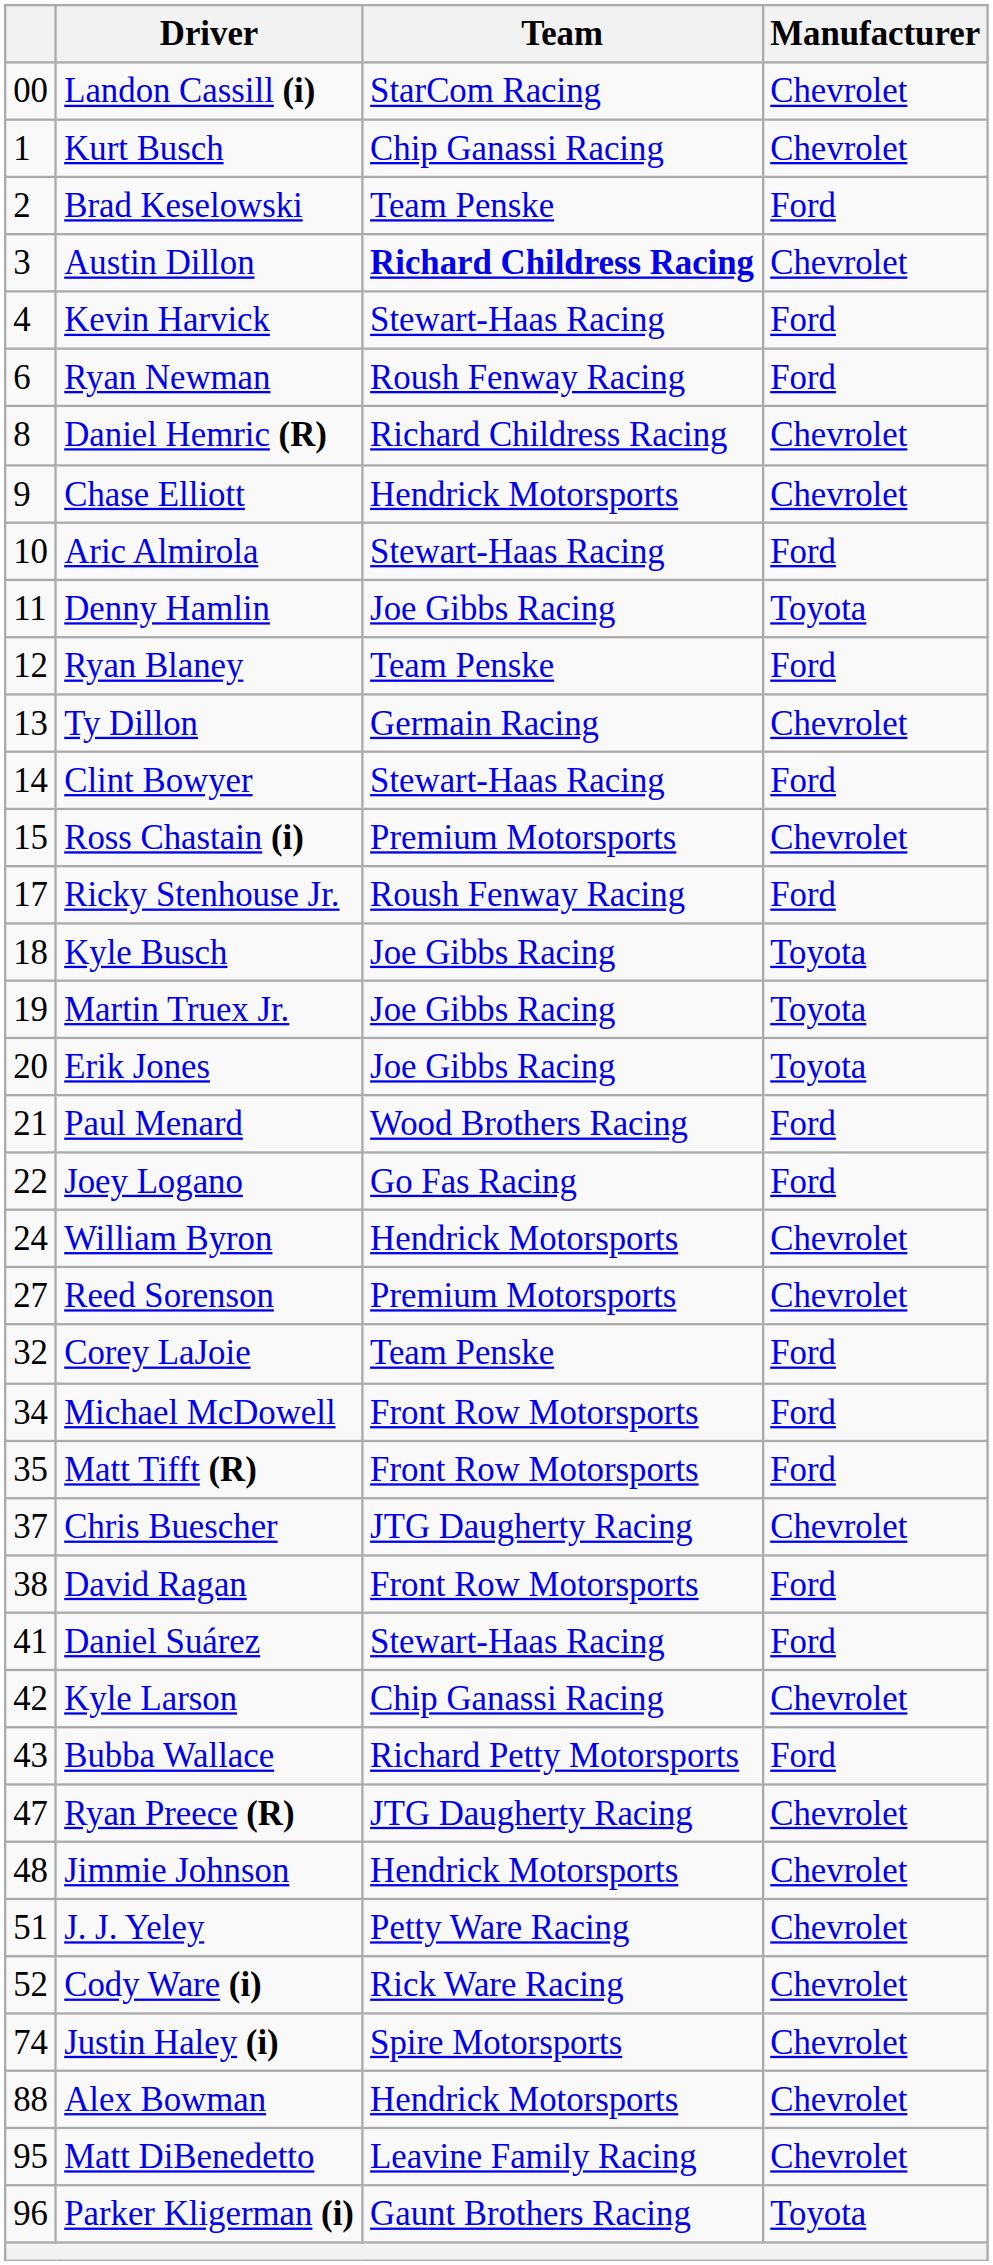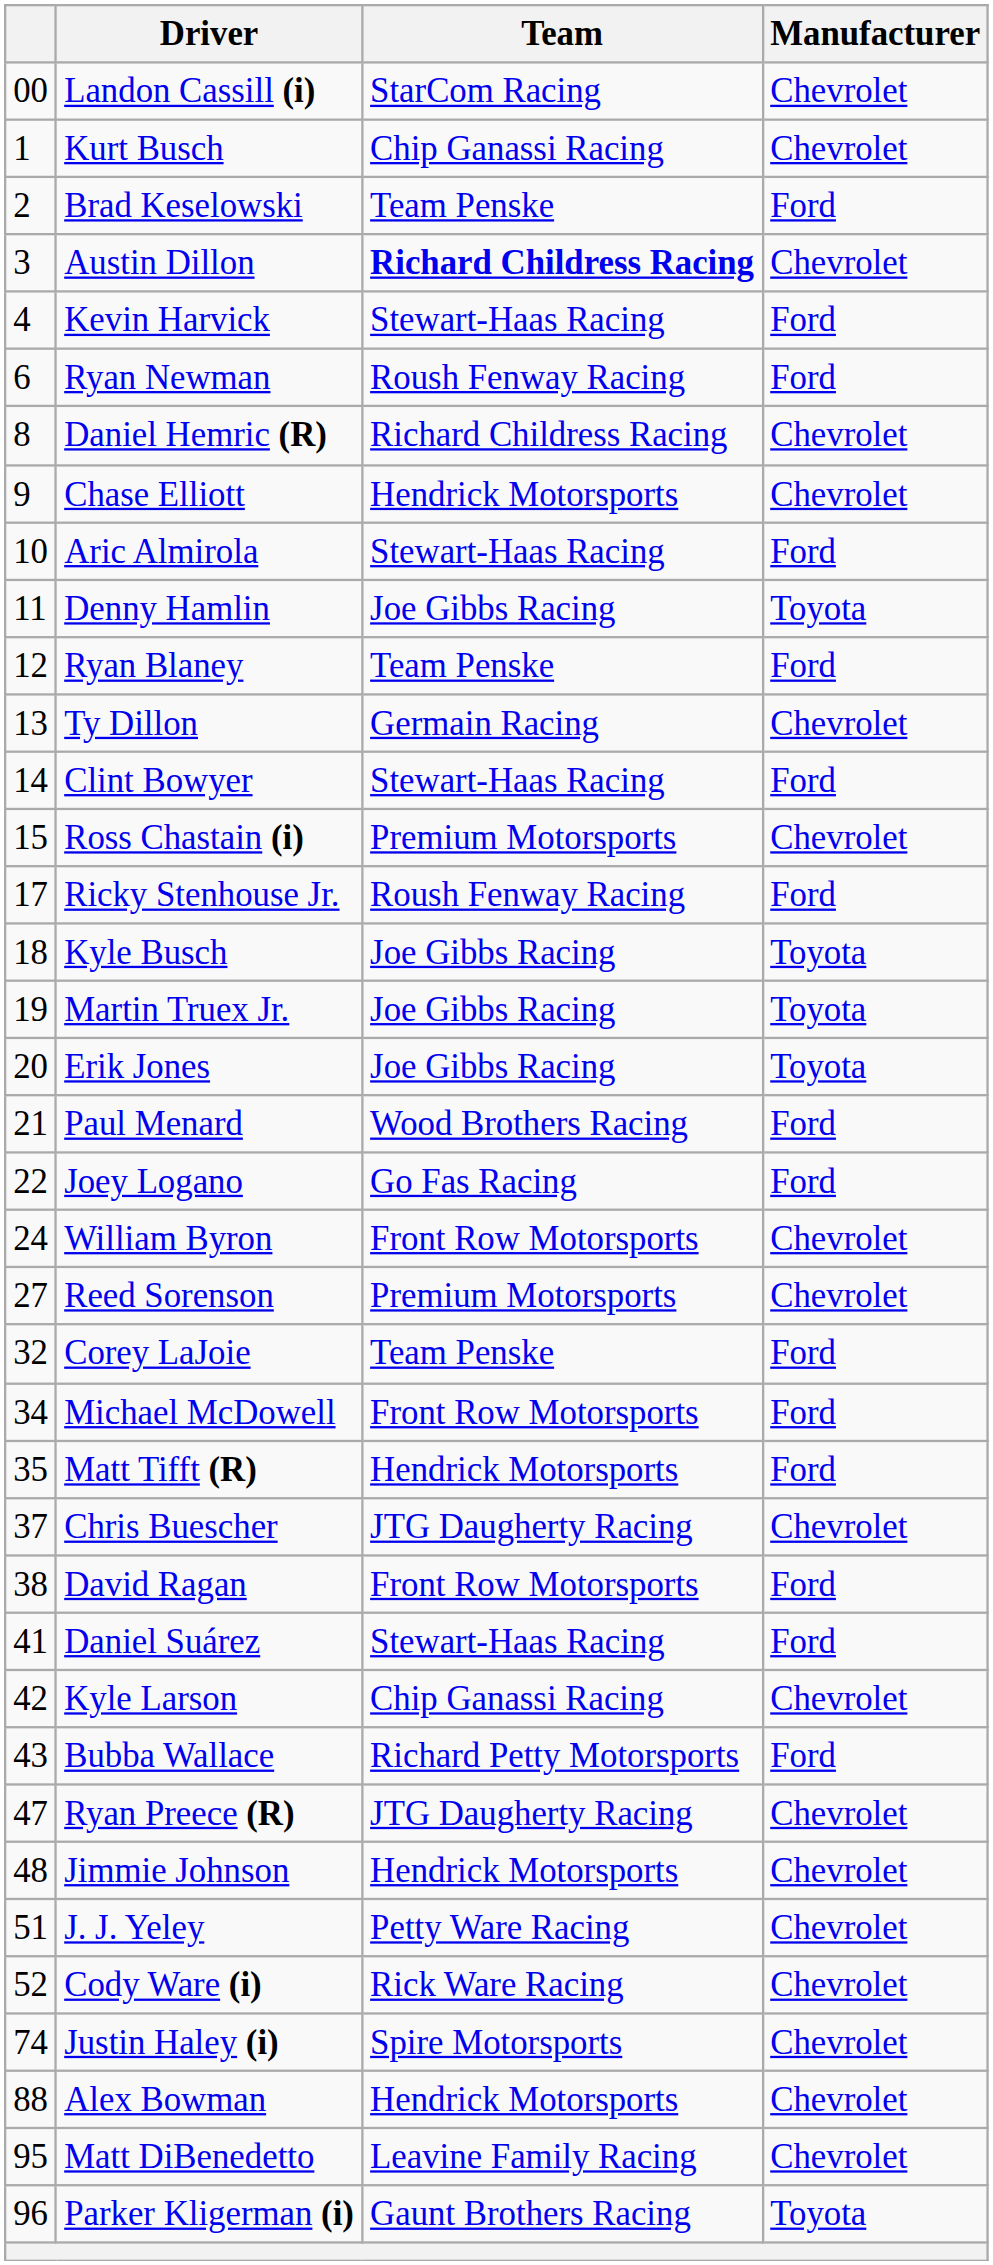(524, 1238) Hendrick Motorsports -> (534, 1238) Front Row Motorsports
(534, 1468) Front Row Motorsports -> (524, 1468) Hendrick Motorsports
